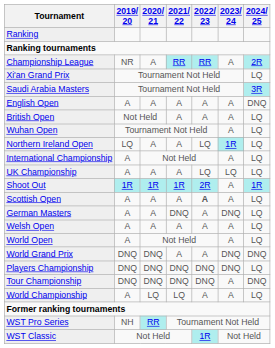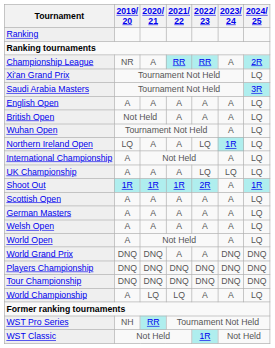(257, 103) DNQ -> (257, 103) LQ
(205, 199) bold -> (205, 199) normal
(179, 212) DNQ -> (179, 212) A
(231, 212) DNQ -> (231, 212) A
(257, 267) LQ -> (257, 267) DNQ
(231, 281) A -> (231, 281) DNQ
